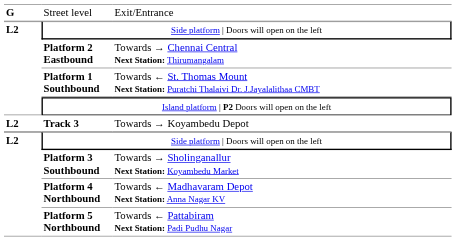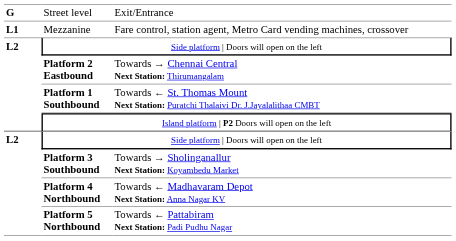+ row: (67, 29)
- row: (61, 123)
